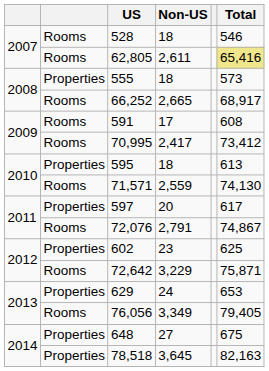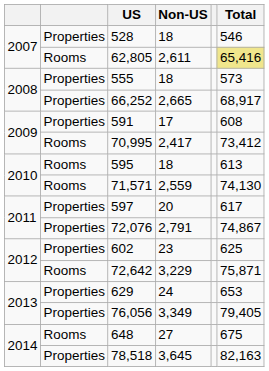(65, 36) Rooms -> (74, 36) Properties
(65, 100) Rooms -> (74, 100) Properties
(65, 121) Rooms -> (74, 121) Properties
(74, 164) Properties -> (65, 164) Rooms
(65, 228) Rooms -> (74, 228) Properties
(65, 313) Rooms -> (74, 313) Properties
(74, 334) Properties -> (65, 334) Rooms
